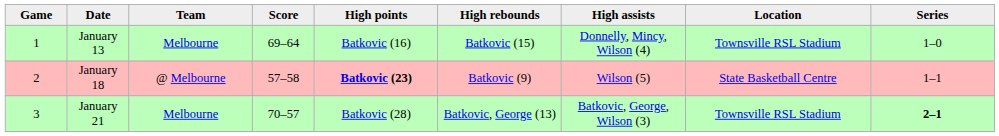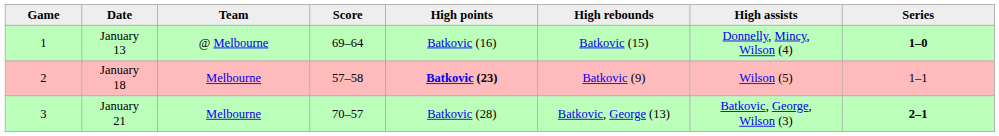- column: (778, 15)
(191, 43) Melbourne -> (234, 43) @ Melbourne
(932, 43) normal -> (918, 43) bold
(191, 78) @ Melbourne -> (234, 78) Melbourne
